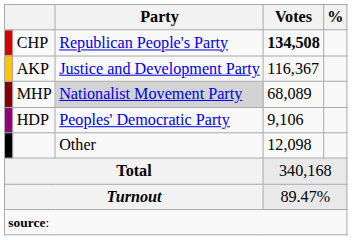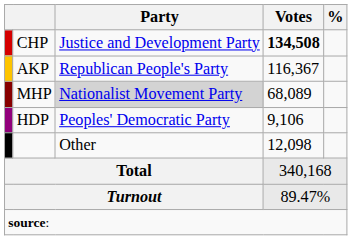(144, 42) Republican People's Party -> (159, 42) Justice and Development Party
(159, 68) Justice and Development Party -> (144, 68) Republican People's Party
